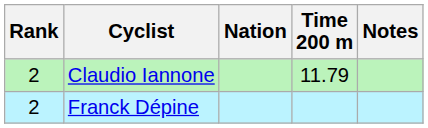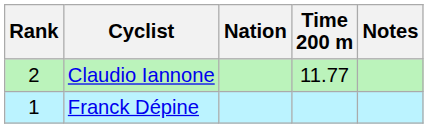(325, 75) 11.79 -> (325, 75) 11.77
(34, 107) 2 -> (34, 107) 1
